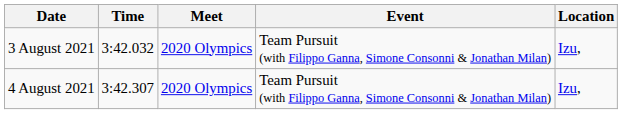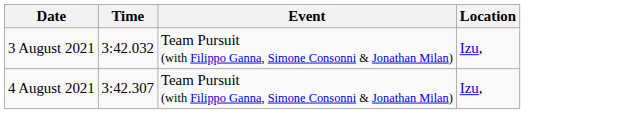- column: (207, 16)
